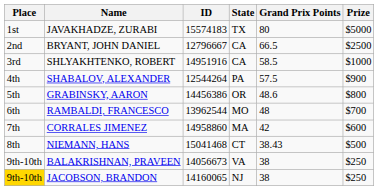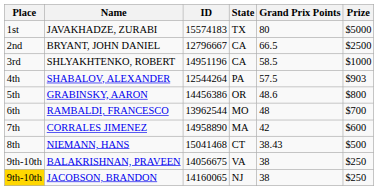(206, 62) 14951916 -> (206, 62) 14951196
(356, 78) $900 -> (356, 78) $903
(206, 128) 14958860 -> (206, 128) 14958890
(206, 161) 14056673 -> (206, 161) 14056675
